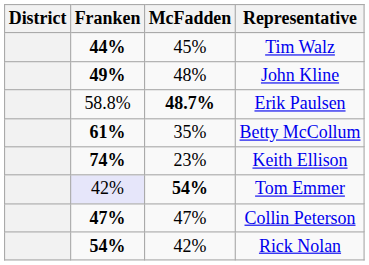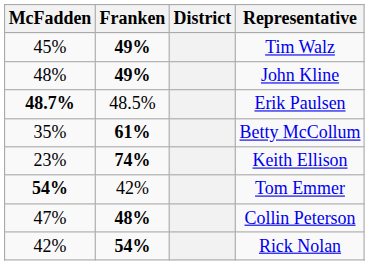columns swapped: (38, 18) <-> (190, 18)
(108, 47) 44% -> (132, 47) 49%
(108, 103) 58.8% -> (132, 103) 48.5%
(108, 189) lavender background -> (132, 189) no background
(108, 217) 47% -> (132, 217) 48%
